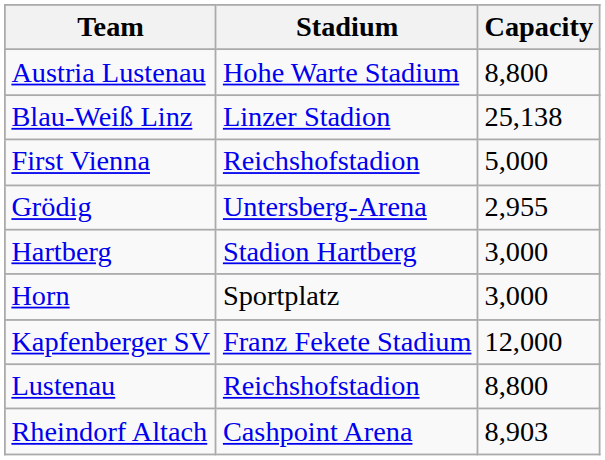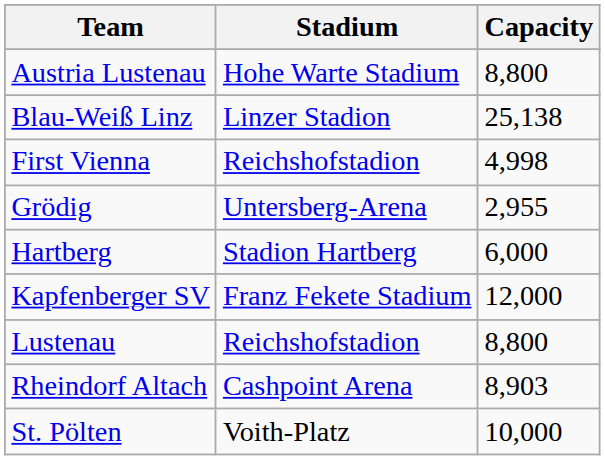(516, 161) 5,000 -> (516, 161) 4,998
(516, 251) 3,000 -> (516, 251) 6,000
- row: (41, 296)
+ row: (66, 431)
